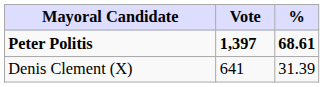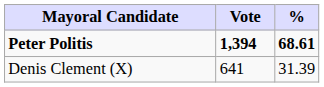(238, 43) 1,397 -> (238, 43) 1,394
